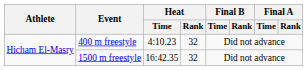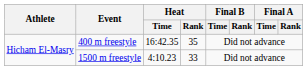(162, 42) 4:10.23 -> (162, 42) 16:42.35
(193, 42) 32 -> (193, 42) 35
(162, 58) 16:42.35 -> (162, 58) 4:10.23
(193, 58) 32 -> (193, 58) 33
